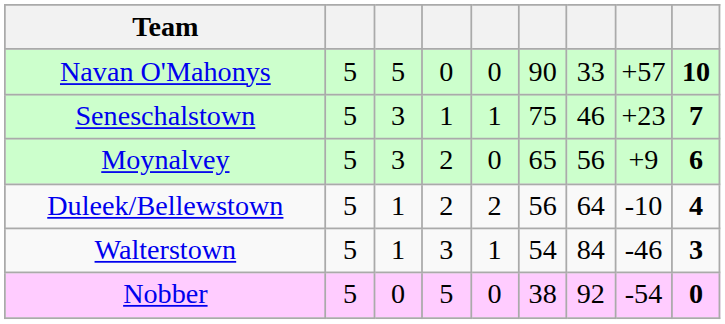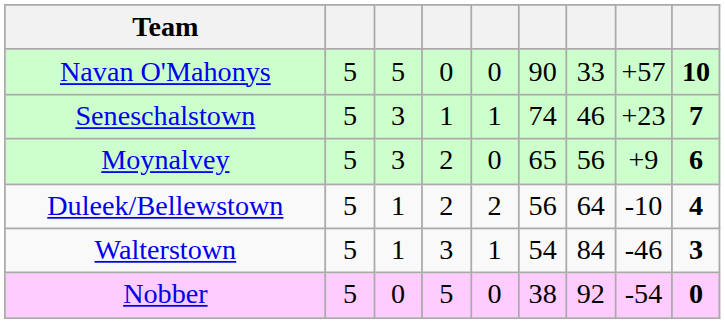(543, 116) 75 -> (543, 116) 74
